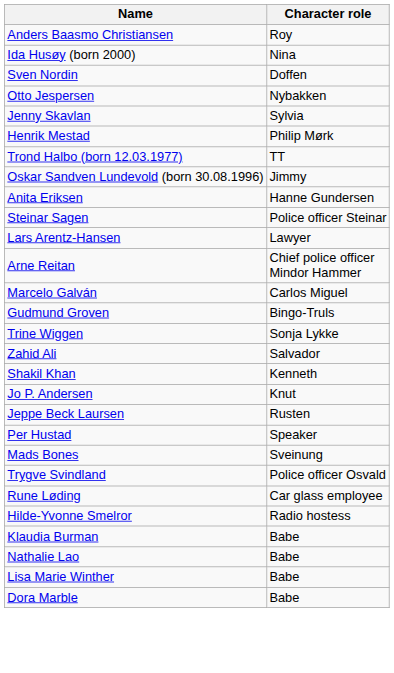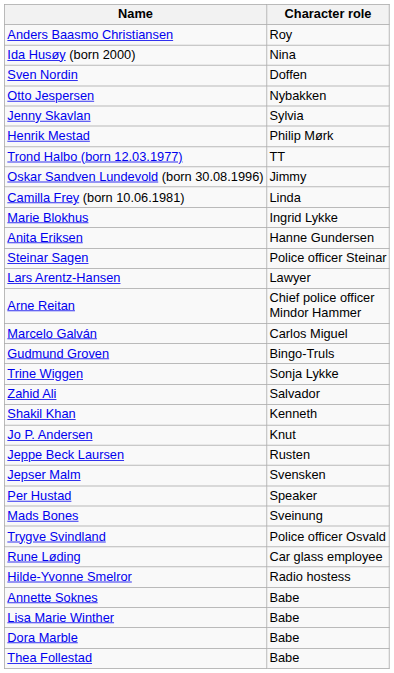+ row: (96, 197)
+ row: (48, 217)
+ row: (44, 475)
- row: (53, 536)
+ row: (53, 597)
- row: (43, 556)
+ row: (50, 658)
